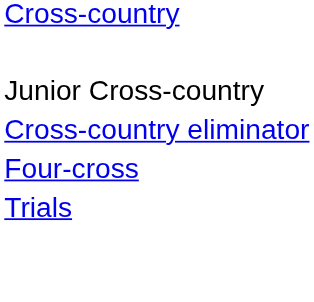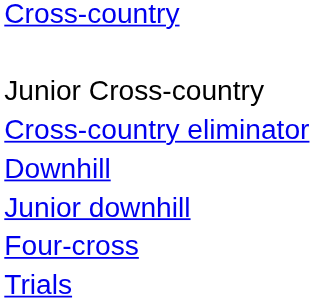+ row: (57, 168)
+ row: (97, 207)
